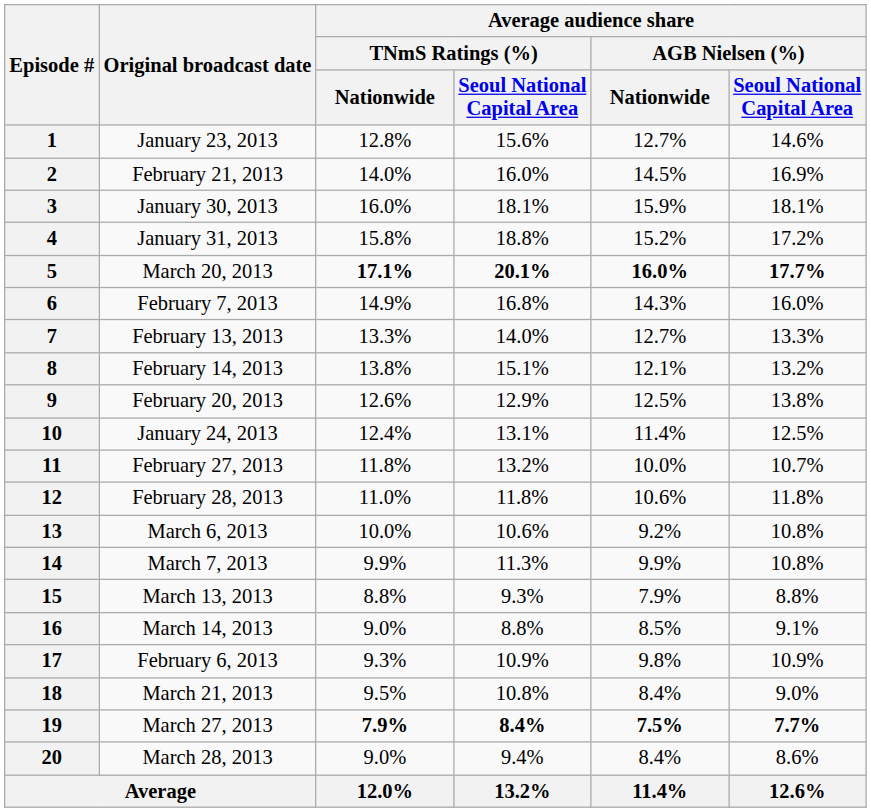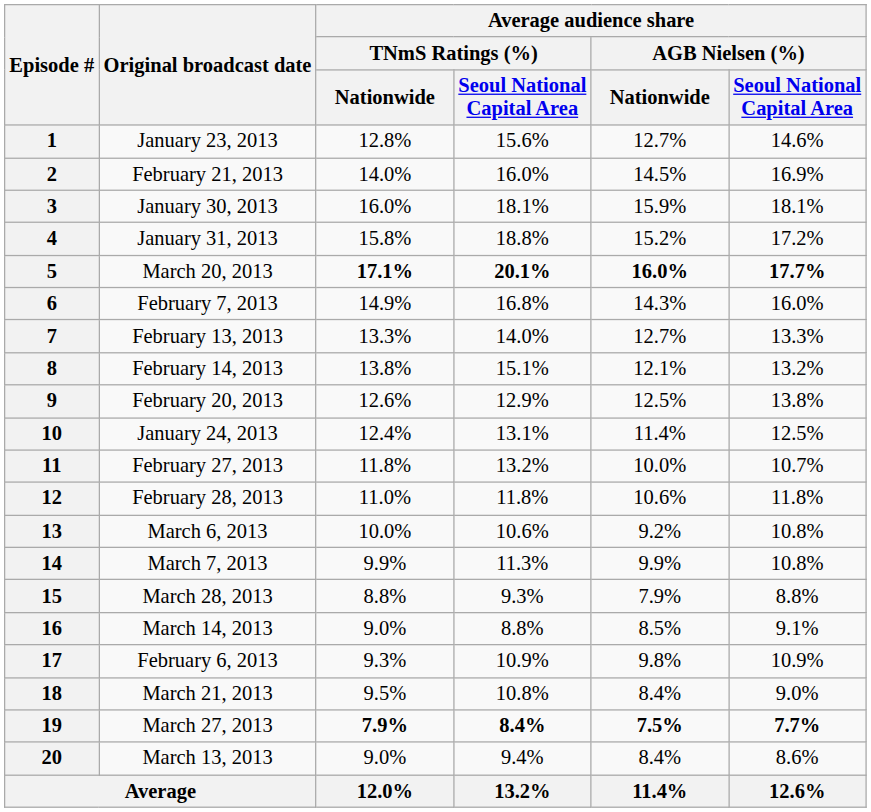(208, 595) March 13, 2013 -> (208, 595) March 28, 2013
(208, 758) March 28, 2013 -> (208, 758) March 13, 2013
